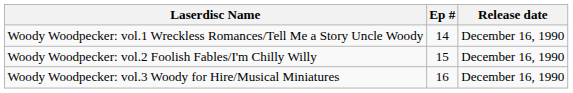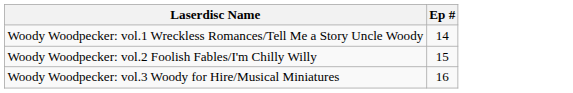- column: (513, 14)
